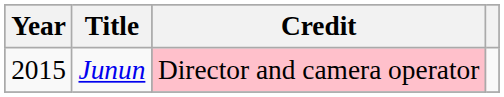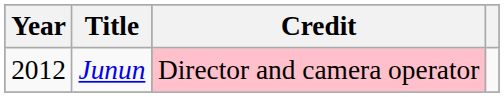(39, 69) 2015 -> (39, 69) 2012
